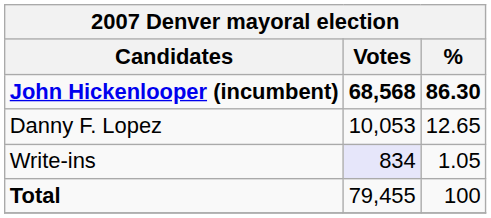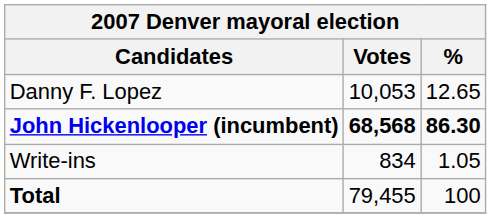rows swapped: (174, 91) <-> (86, 126)
(397, 160) lavender background -> (397, 160) no background
